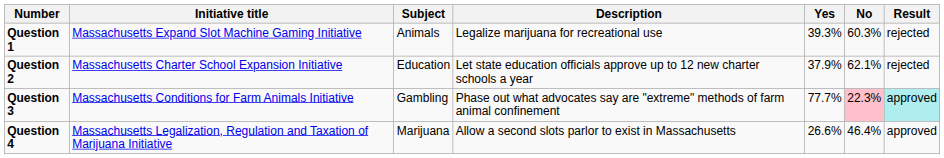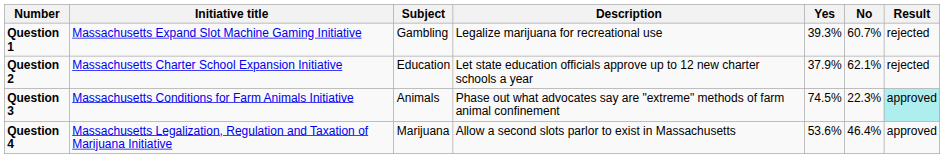(418, 33) Animals -> (422, 33) Gambling
(864, 33) 60.3% -> (864, 33) 60.7%
(422, 98) Gambling -> (418, 98) Animals
(825, 98) 77.7% -> (825, 98) 74.5%
(864, 98) pink background -> (864, 98) no background
(825, 130) 26.6% -> (825, 130) 53.6%
